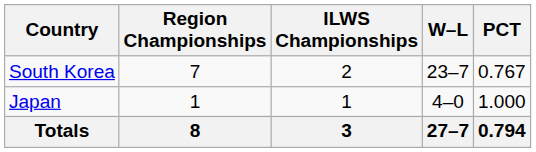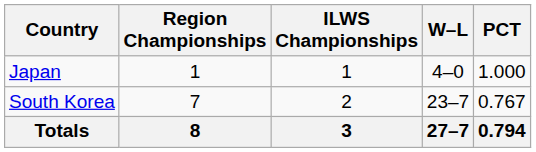rows swapped: (62, 71) <-> (35, 101)
